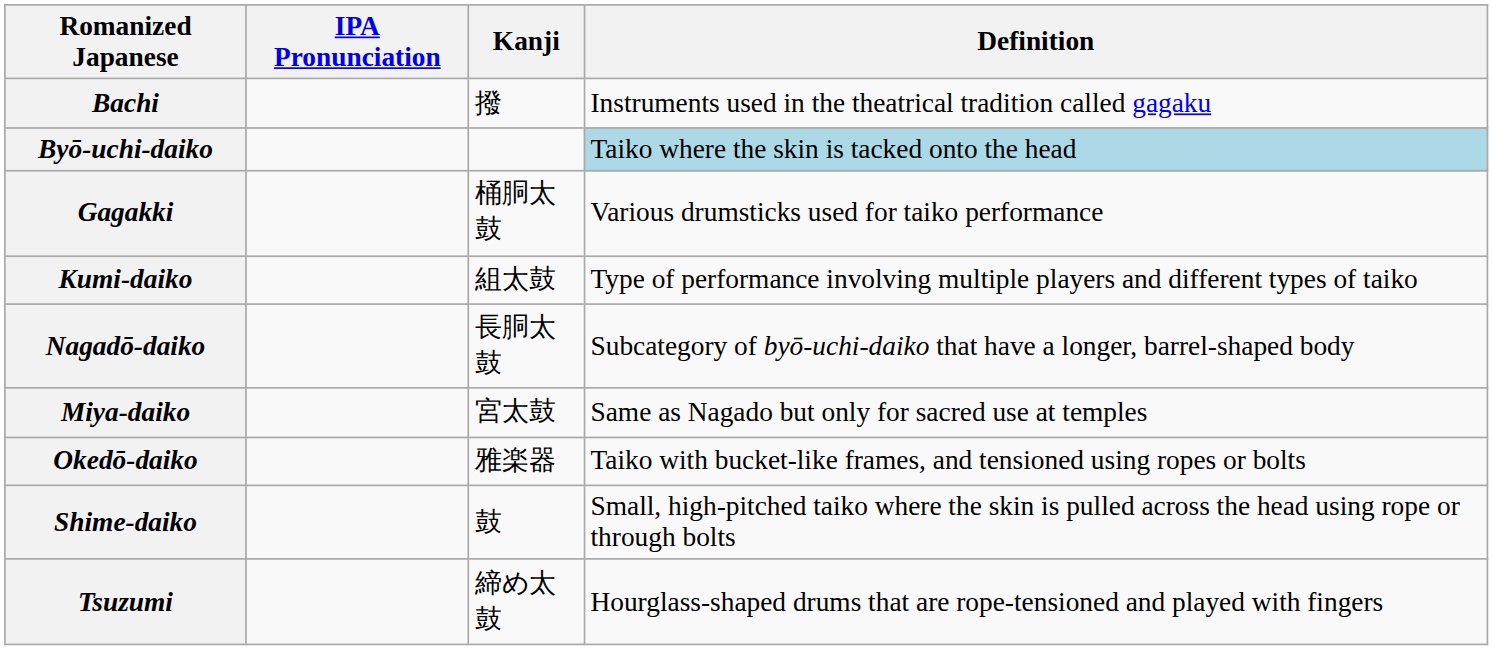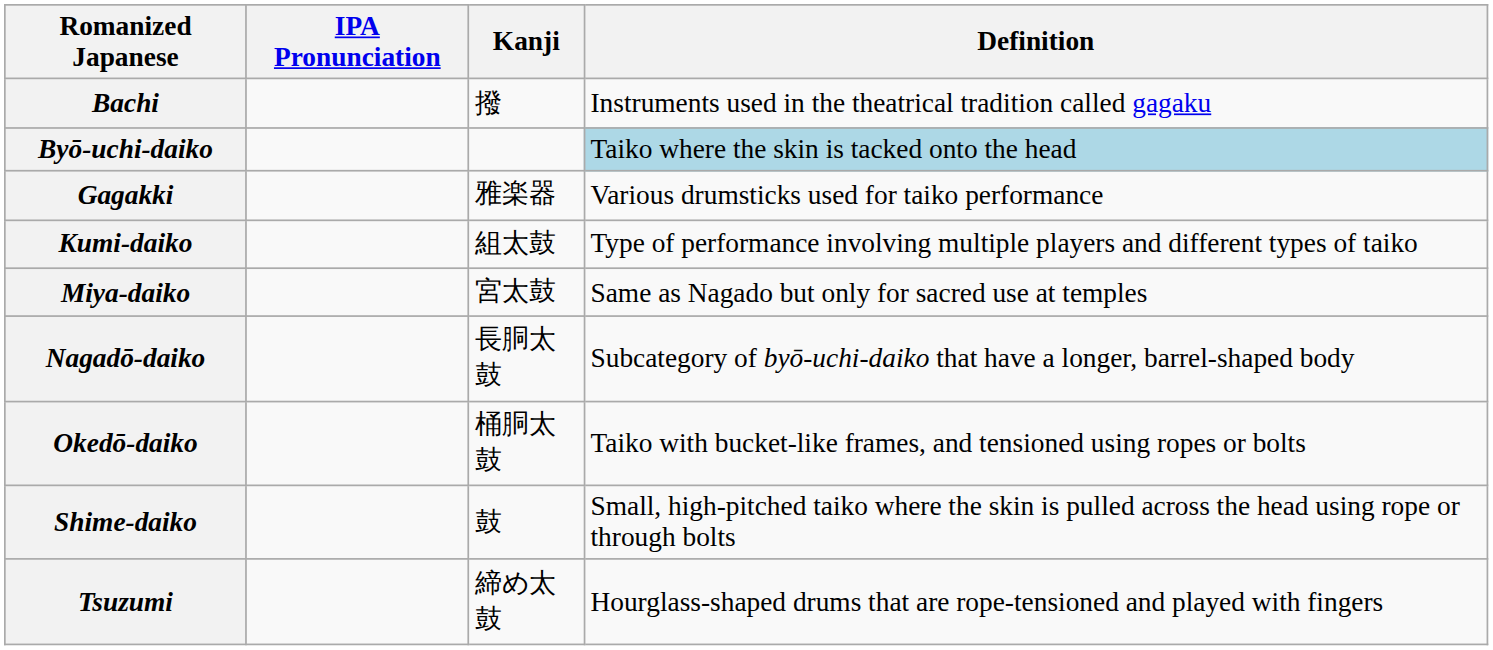(516, 211) 桶胴太鼓 -> (516, 193) 雅楽器
rows swapped: (126, 345) <-> (126, 412)
(516, 459) 雅楽器 -> (516, 441) 桶胴太鼓
